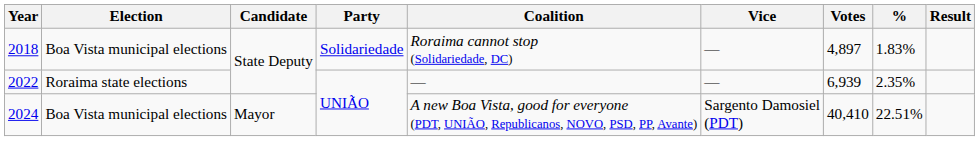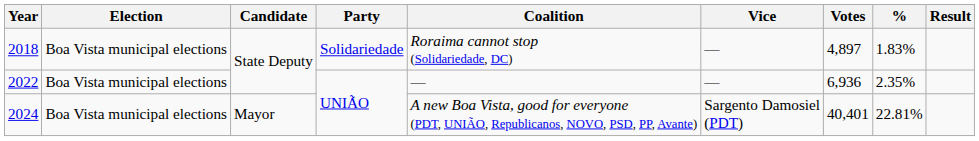(116, 81) Roraima state elections -> (136, 81) Boa Vista municipal elections
(844, 81) 6,939 -> (844, 81) 6,936
(848, 114) 40,410 -> (848, 114) 40,401
(899, 114) 22.51% -> (899, 114) 22.81%
